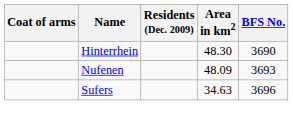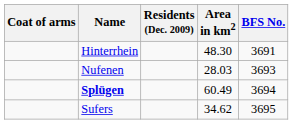(263, 51) 3690 -> (263, 51) 3691
(218, 70) 48.09 -> (218, 70) 28.03
+ row: (103, 90)
(218, 90) 34.63 -> (218, 109) 34.62
(263, 90) 3696 -> (263, 109) 3695
